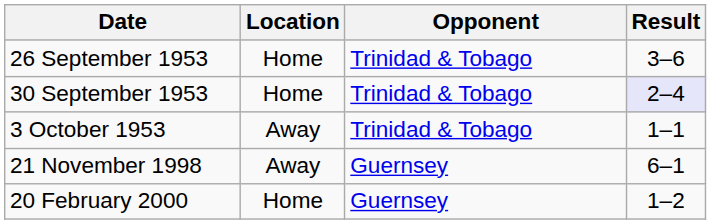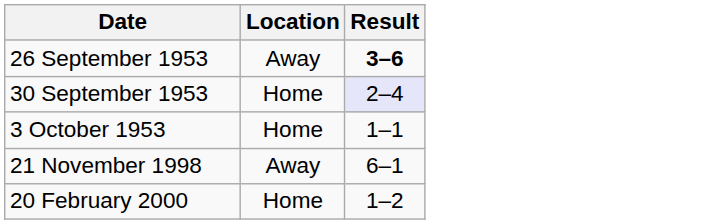- column: (486, 22)
(293, 58) Home -> (293, 58) Away
(666, 58) normal -> (385, 58) bold
(293, 129) Away -> (293, 129) Home
